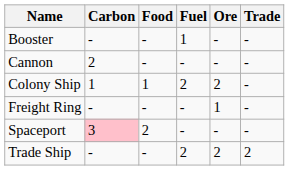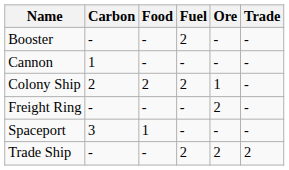(183, 39) 1 -> (183, 39) 2
(92, 61) 2 -> (92, 61) 1
(92, 84) 1 -> (92, 84) 2
(145, 84) 1 -> (145, 84) 2
(217, 84) 2 -> (217, 84) 1
(217, 107) 1 -> (217, 107) 2
(92, 130) pink background -> (92, 130) no background
(145, 130) 2 -> (145, 130) 1
